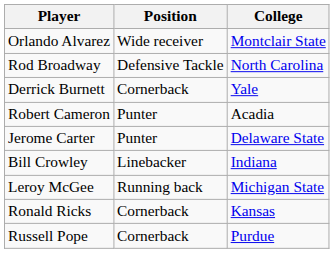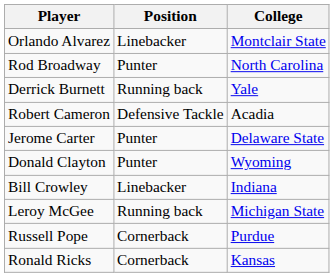(160, 41) Wide receiver -> (152, 41) Linebacker
(170, 65) Defensive Tackle -> (137, 65) Punter
(153, 89) Cornerback -> (160, 89) Running back
(137, 114) Punter -> (170, 114) Defensive Tackle
+ row: (57, 162)
rows swapped: (48, 235) <-> (50, 211)
